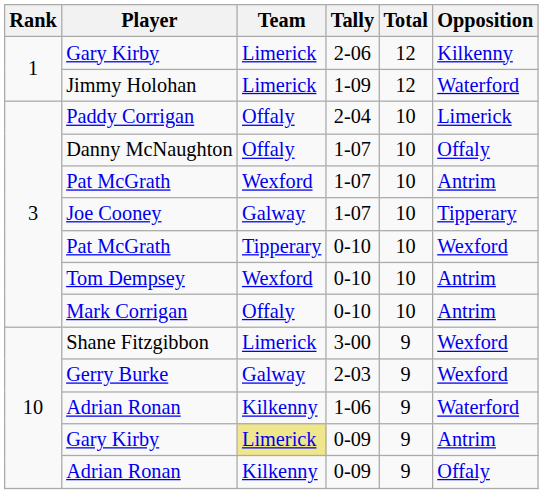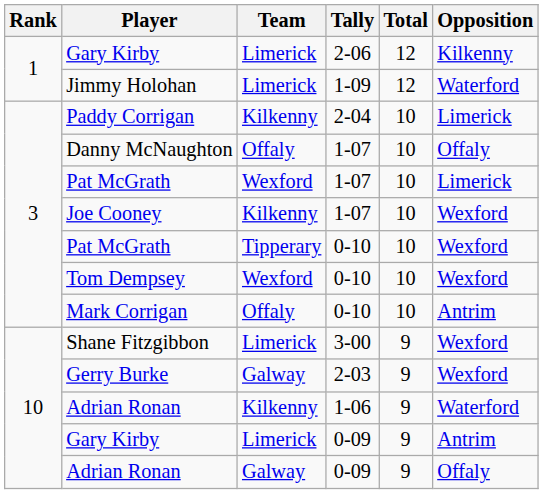(268, 117) Offaly -> (280, 117) Kilkenny
(467, 181) Antrim -> (474, 181) Limerick
(274, 213) Galway -> (280, 213) Kilkenny
(477, 213) Tipperary -> (473, 213) Wexford
(467, 278) Antrim -> (473, 278) Wexford
(279, 439) khaki background -> (279, 439) no background
(280, 471) Kilkenny -> (274, 471) Galway
